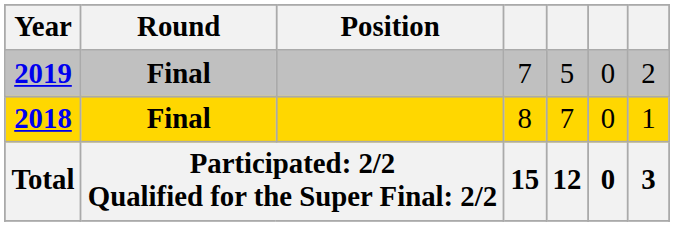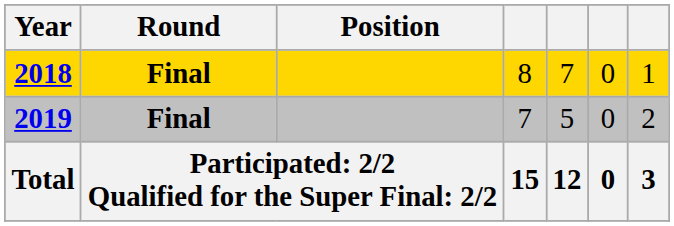rows swapped: (43, 118) <-> (43, 73)
